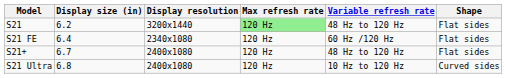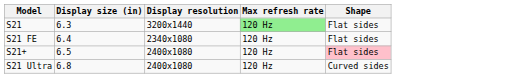- column: (381, 11)
(64, 25) 6.2 -> (64, 25) 6.3
(64, 53) 6.7 -> (64, 53) 6.5
(464, 53) no background -> (353, 53) pink background
